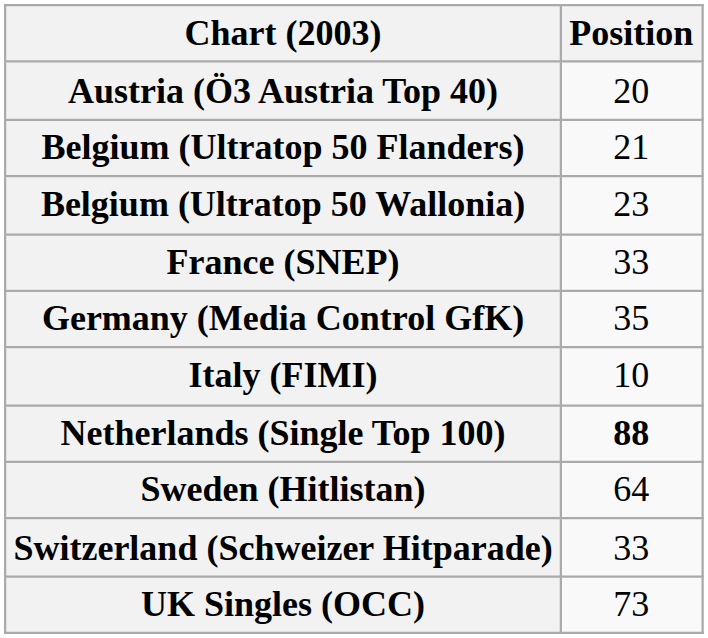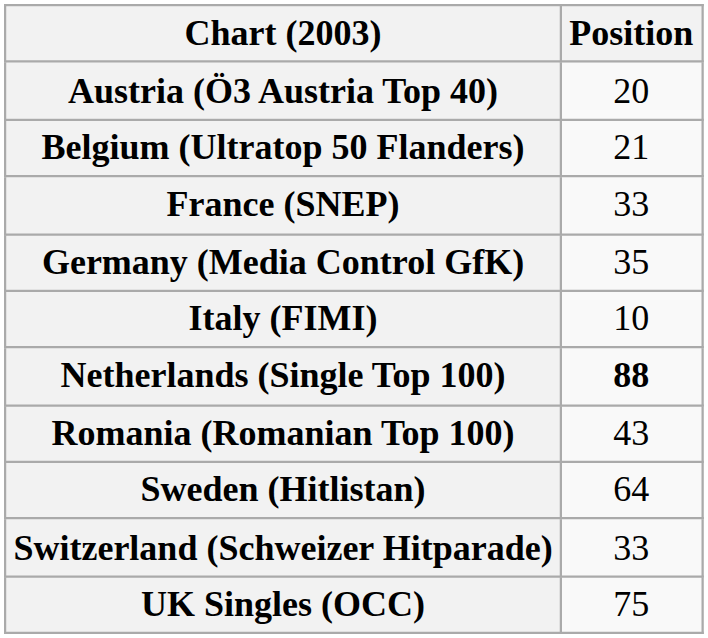- row: (283, 204)
+ row: (283, 432)
(631, 603) 73 -> (631, 603) 75
